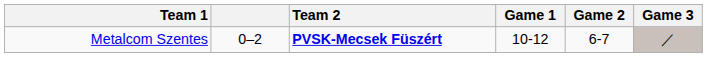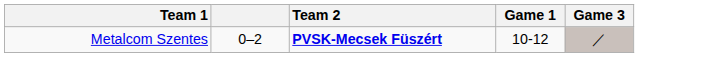- column: (599, 15)
